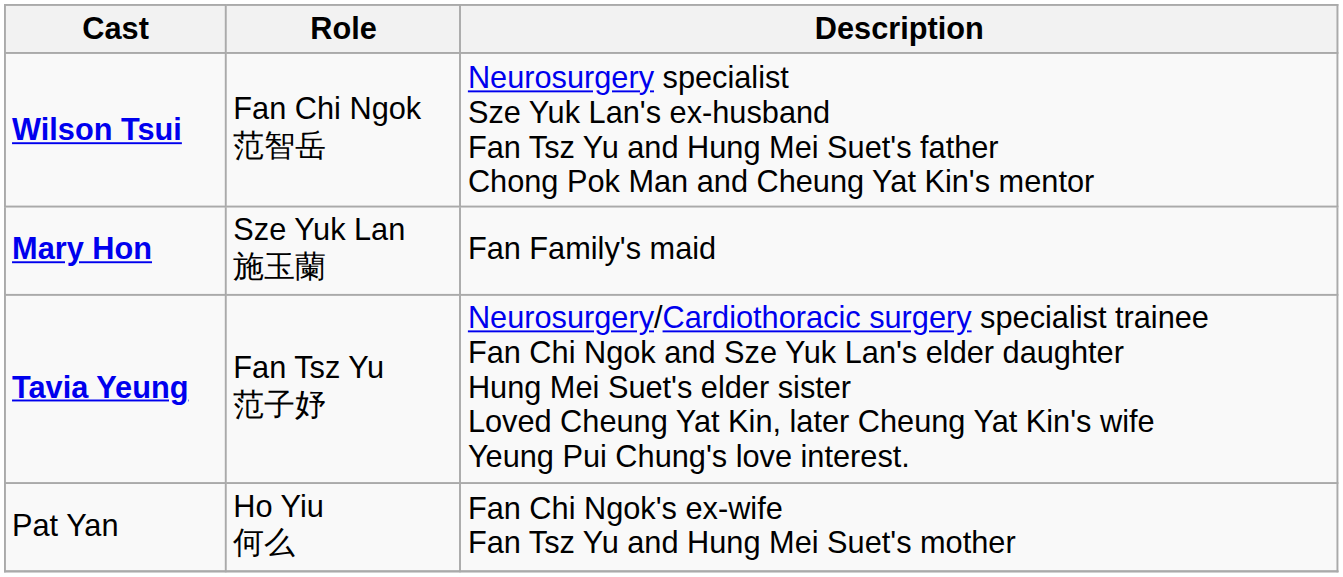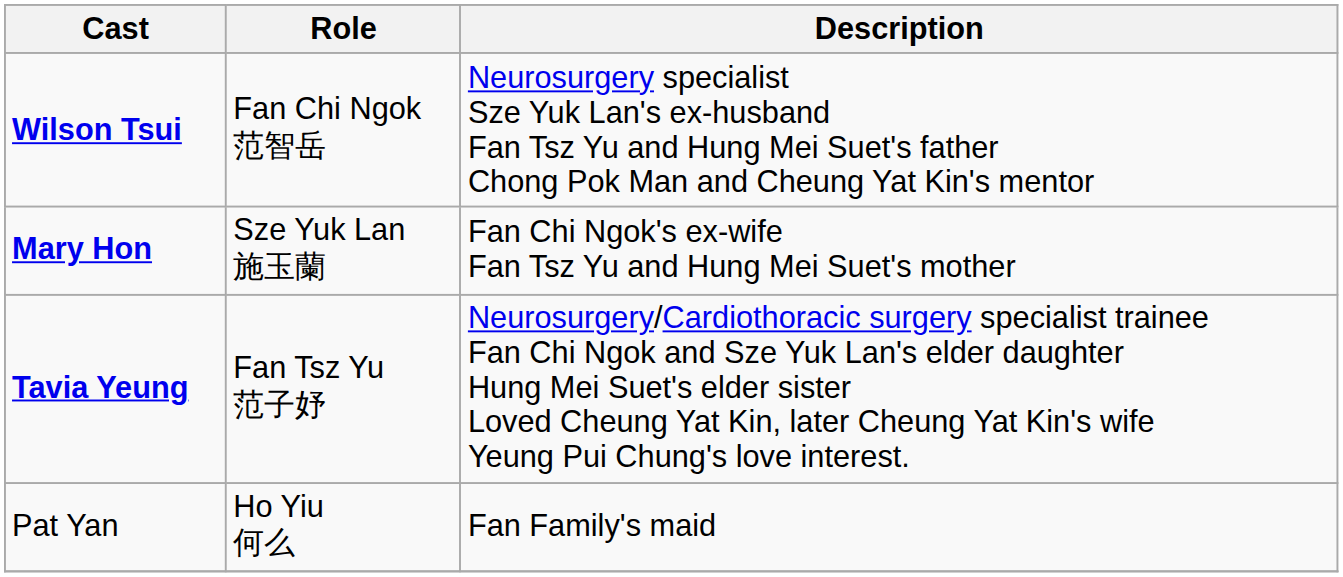(592, 250) Fan Family's maid -> (742, 250) Fan Chi Ngok's ex-wife Fan Tsz Yu and Hung Mei Suet's mother
(742, 526) Fan Chi Ngok's ex-wife Fan Tsz Yu and Hung Mei Suet's mother -> (592, 526) Fan Family's maid
